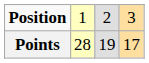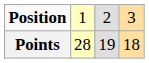(132, 44) 17 -> (132, 44) 18
